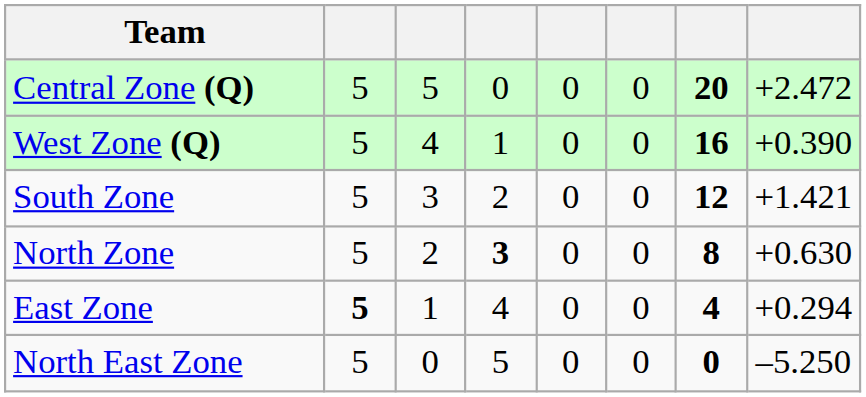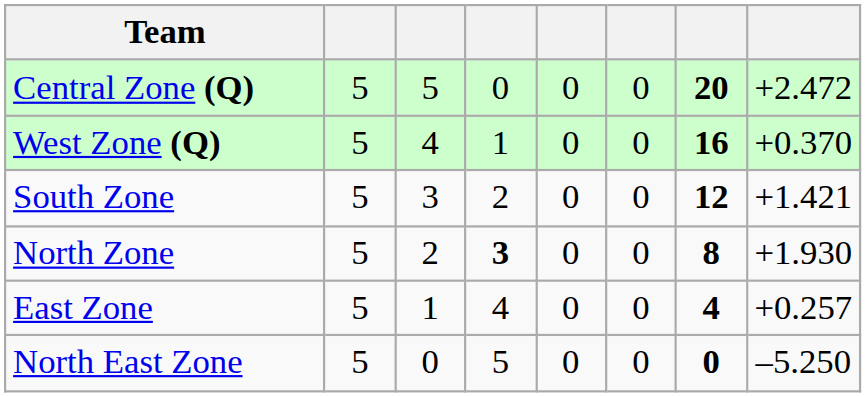(803, 142) +0.390 -> (803, 142) +0.370
(803, 252) +0.630 -> (803, 252) +1.930
(360, 307) bold -> (360, 307) normal
(803, 307) +0.294 -> (803, 307) +0.257
